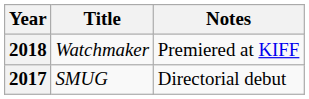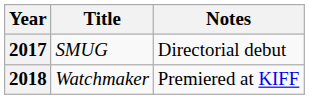rows swapped: (28, 79) <-> (28, 49)
